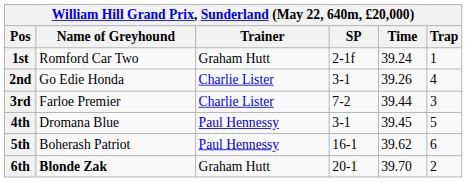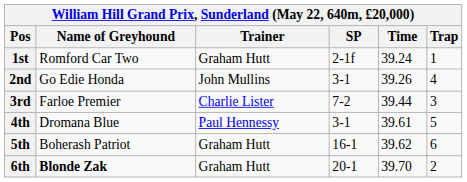(236, 79) Charlie Lister -> (234, 79) John Mullins
(396, 123) 39.45 -> (396, 123) 39.61
(239, 144) Paul Hennessy -> (234, 144) Graham Hutt
